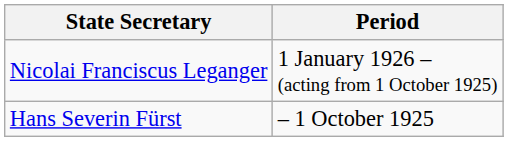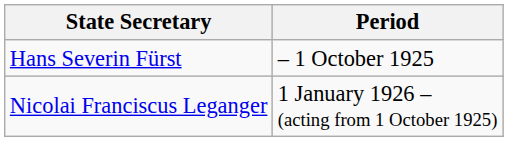rows swapped: (96, 118) <-> (139, 70)
